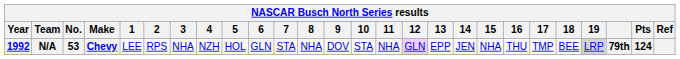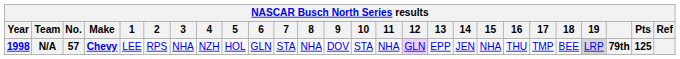(18, 46) 1992 -> (18, 46) 1998
(74, 46) 53 -> (74, 46) 57
(643, 46) 124 -> (643, 46) 125
